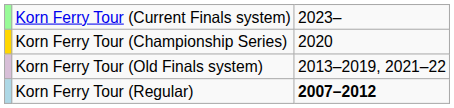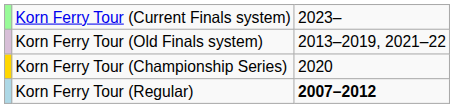rows swapped: (139, 67) <-> (151, 42)
